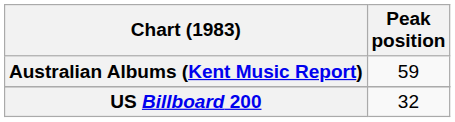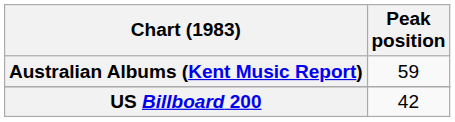(408, 101) 32 -> (408, 101) 42
